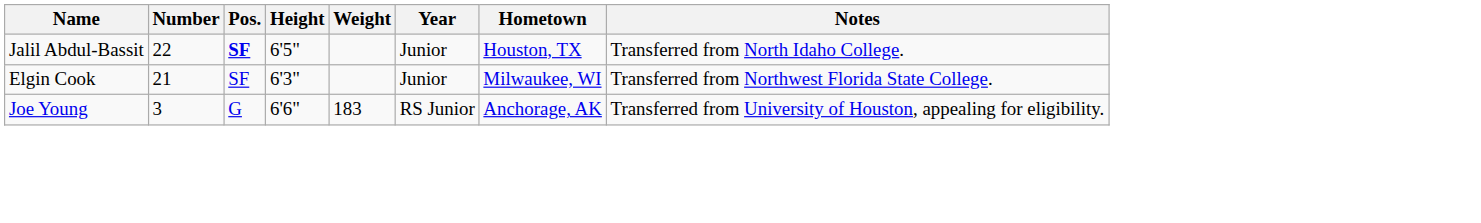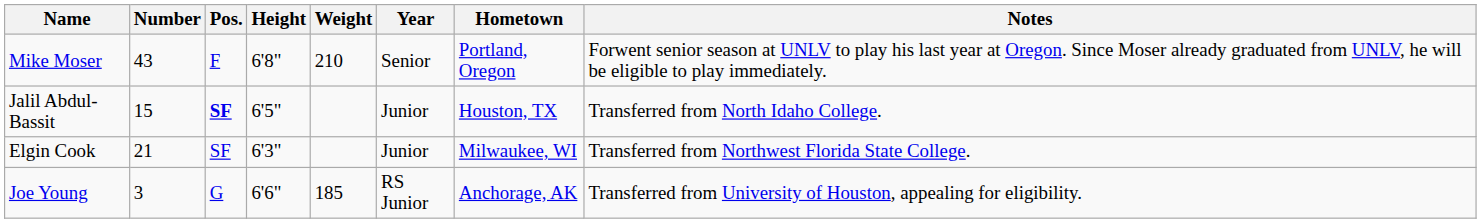+ row: (55, 60)
(162, 49) 22 -> (143, 111) 15
(347, 109) 183 -> (329, 192) 185
